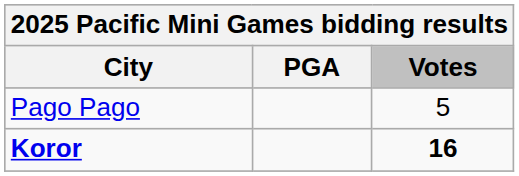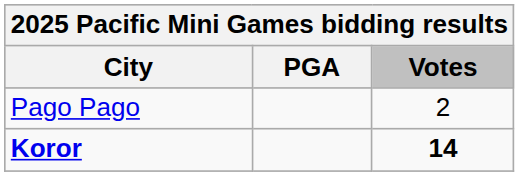(443, 107) 5 -> (443, 107) 2
(443, 149) 16 -> (443, 149) 14
